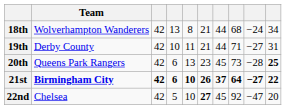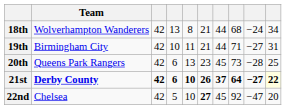(64, 46) Derby County -> (71, 46) Birmingham City
(273, 63) bold -> (273, 63) normal
(74, 79) Birmingham City -> (66, 79) Derby County
(273, 79) no background -> (273, 79) lightyellow background
